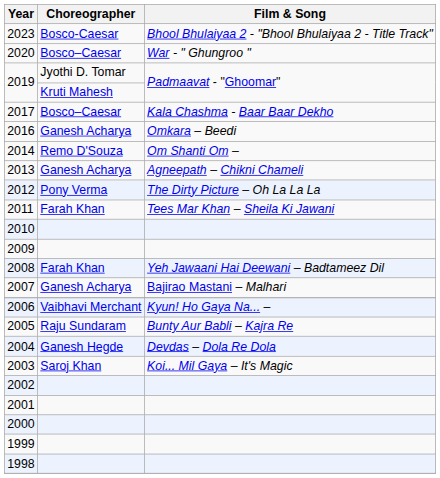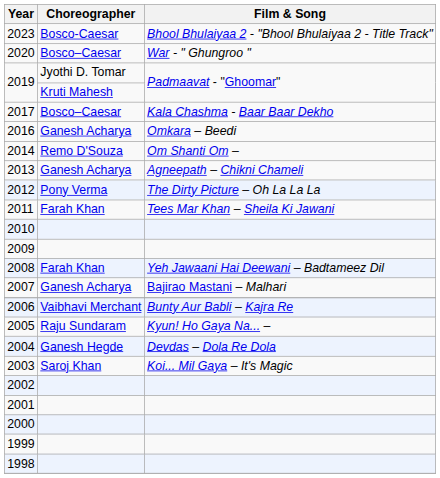(209, 307) Kyun! Ho Gaya Na... – -> (220, 307) Bunty Aur Babli – Kajra Re
(220, 326) Bunty Aur Babli – Kajra Re -> (209, 326) Kyun! Ho Gaya Na... –
